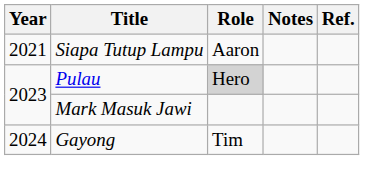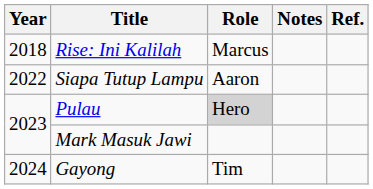+ row: (118, 49)
(28, 49) 2021 -> (28, 79) 2022
